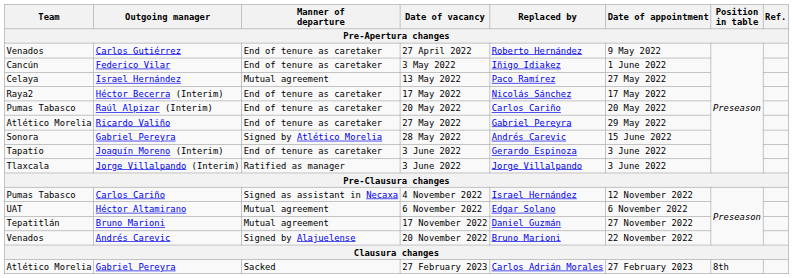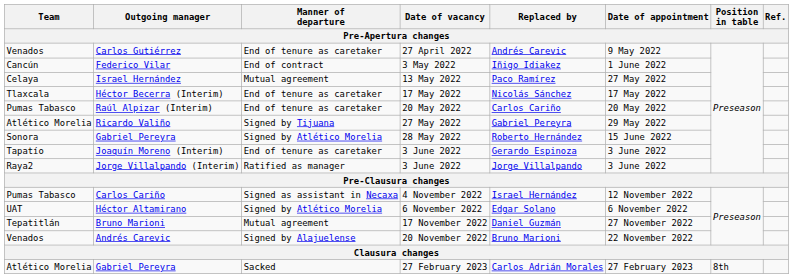(537, 51) Roberto Hernández -> (529, 51) Andrés Carevic
(313, 65) End of tenure as caretaker -> (284, 65) End of contract
(20, 94) Raya2 -> (28, 94) Tlaxcala
(313, 123) End of tenure as caretaker -> (289, 123) Signed by Tijuana
(529, 137) Andrés Carevic -> (537, 137) Roberto Hernández
(28, 166) Tlaxcala -> (20, 166) Raya2
(286, 209) Mutual agreement -> (313, 209) Signed by Atlético Morelia
